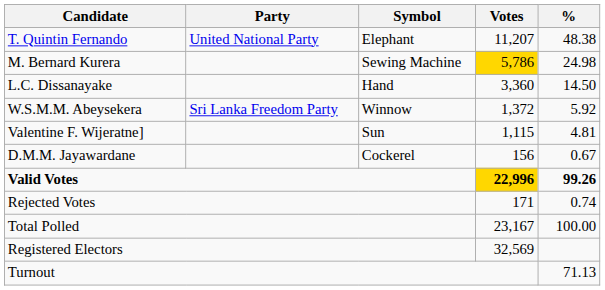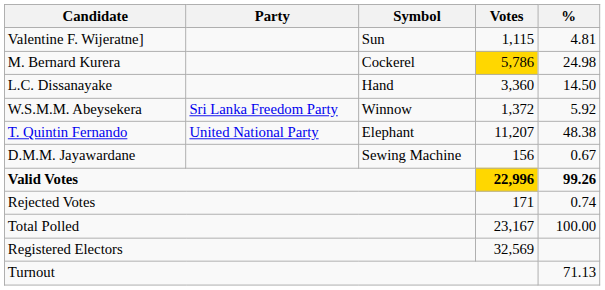rows swapped: (68, 39) <-> (76, 132)
(411, 62) Sewing Machine -> (388, 62) Cockerel
(388, 156) Cockerel -> (411, 156) Sewing Machine
